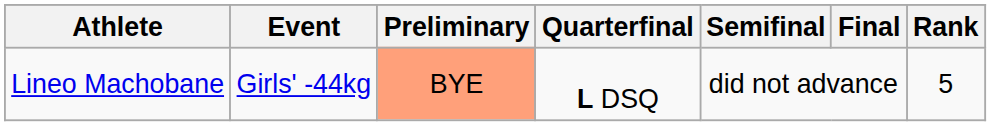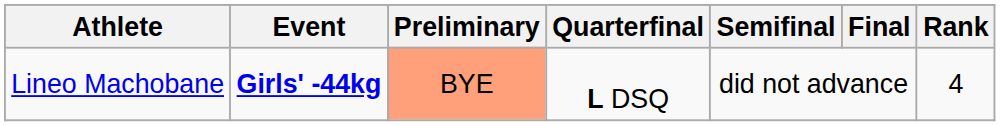(304, 84) normal -> (309, 84) bold
(946, 84) 5 -> (956, 84) 4
